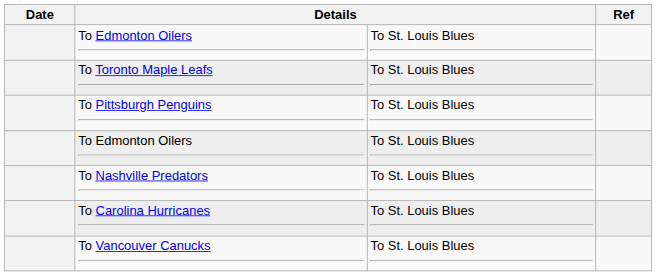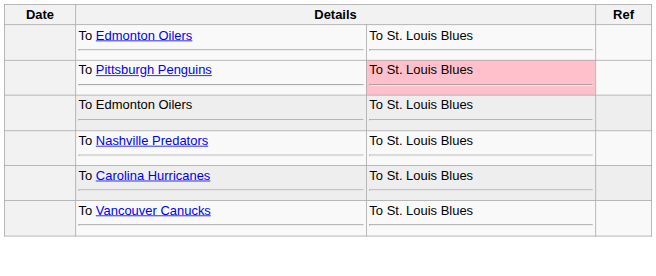- row: (40, 78)
(482, 110) no background -> (481, 74) pink background
